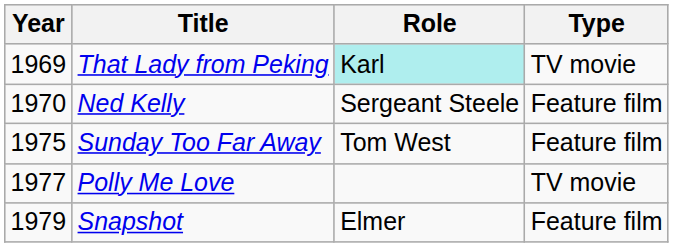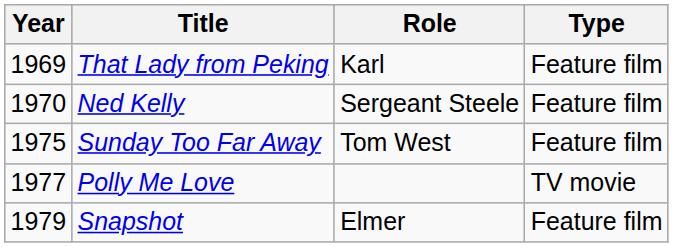(362, 63) paleturquoise background -> (362, 63) no background
(583, 63) TV movie -> (597, 63) Feature film
